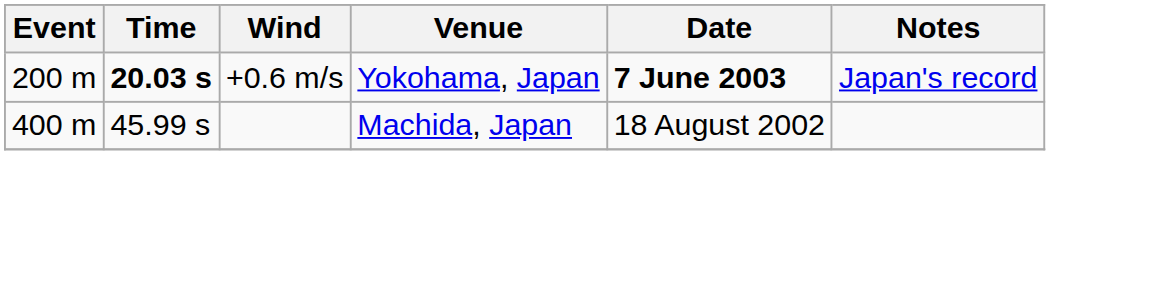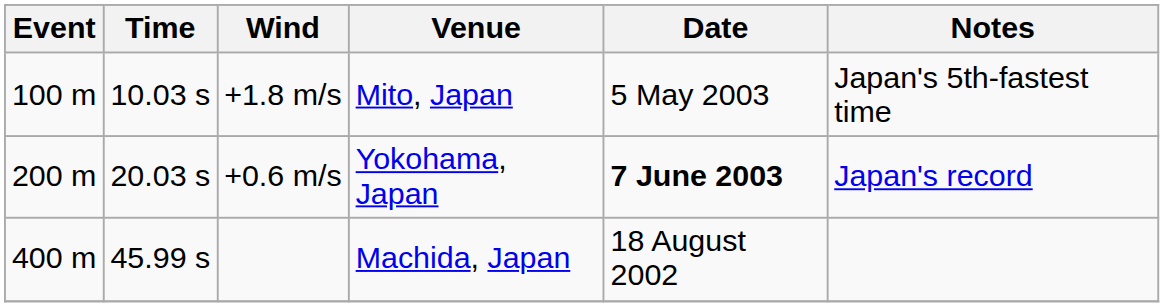+ row: (283, 93)
(161, 76) bold -> (160, 176) normal
